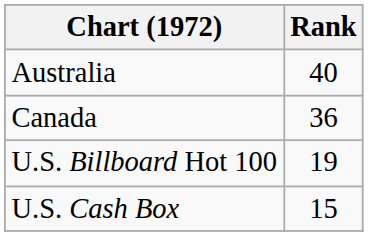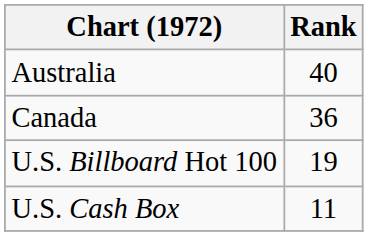(323, 207) 15 -> (323, 207) 11
